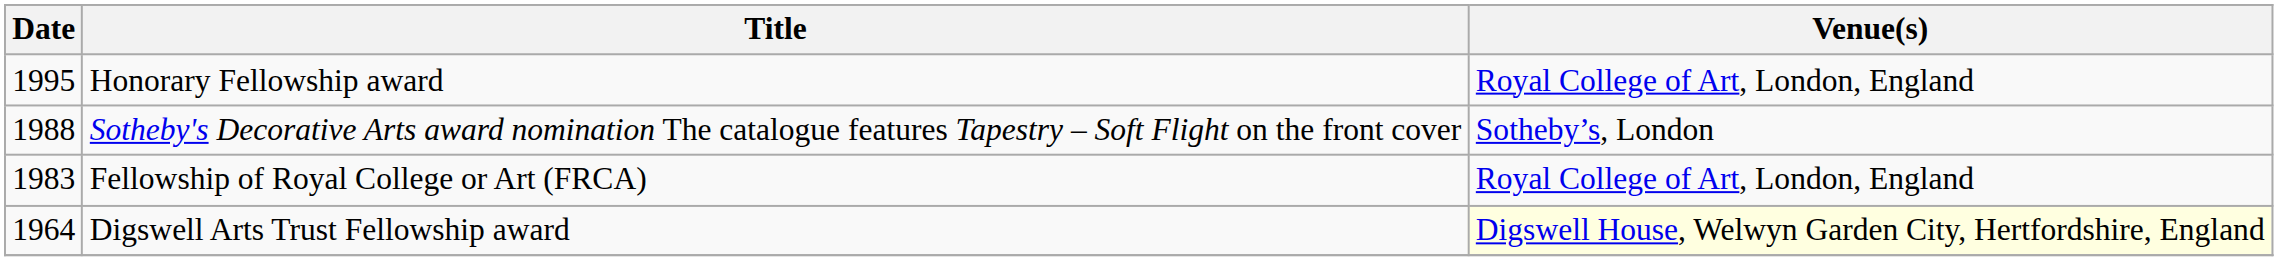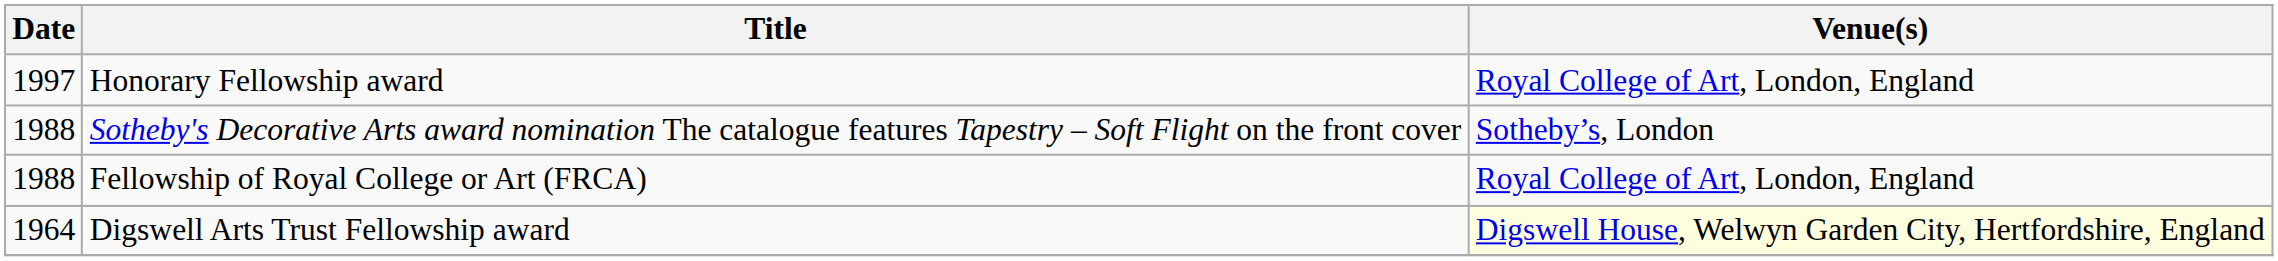(44, 79) 1995 -> (44, 79) 1997
(44, 179) 1983 -> (44, 179) 1988
